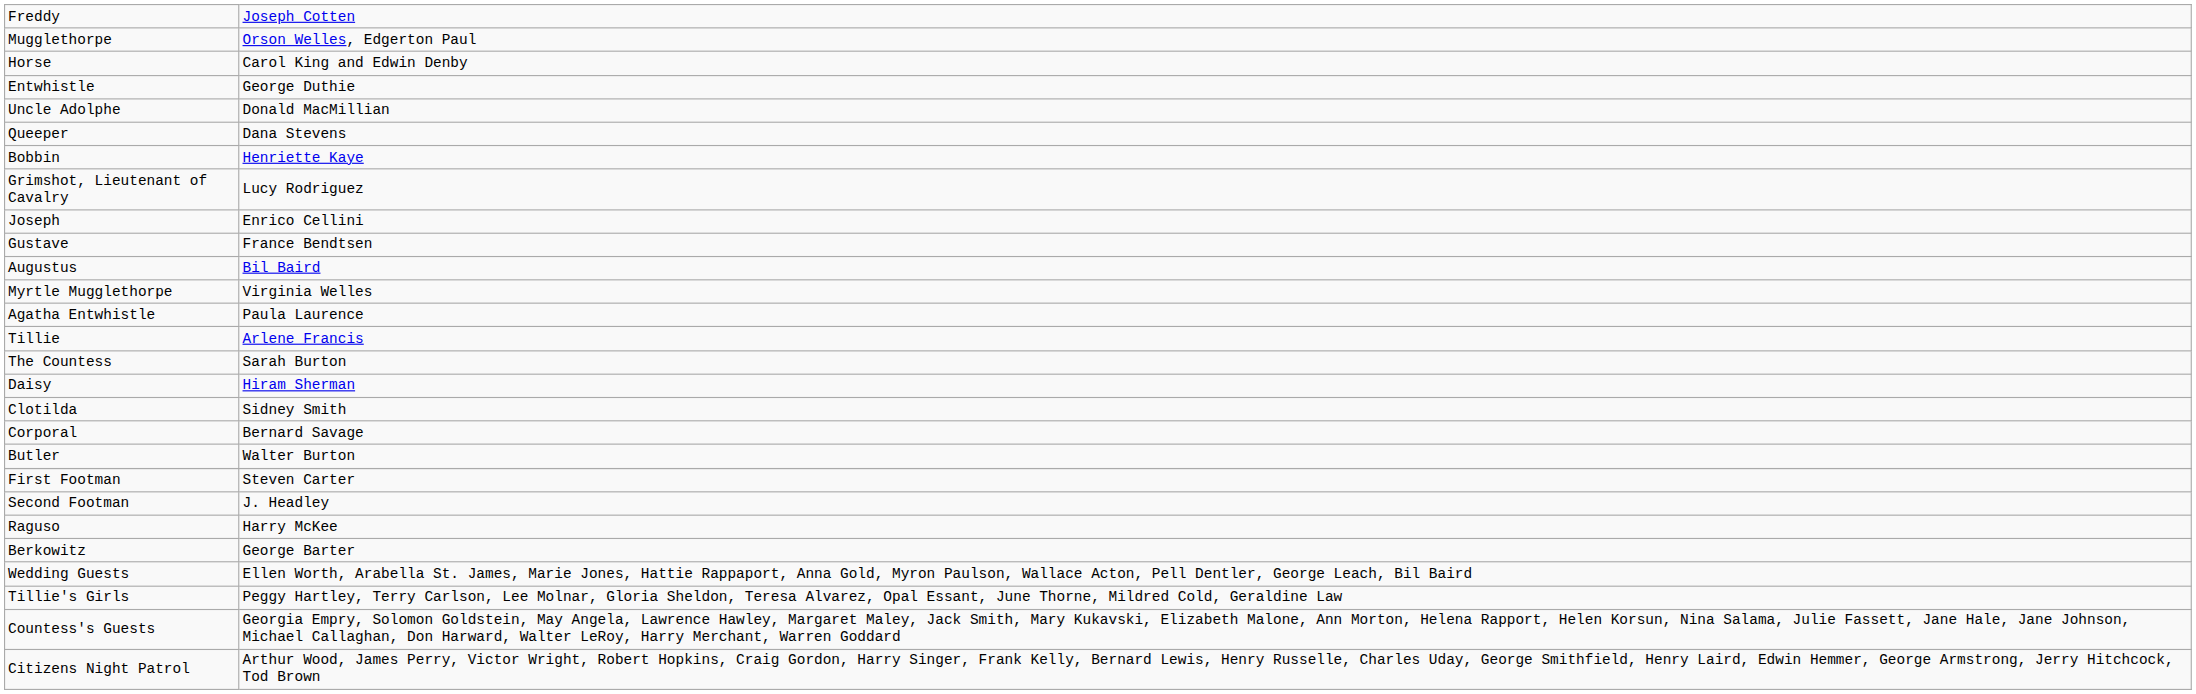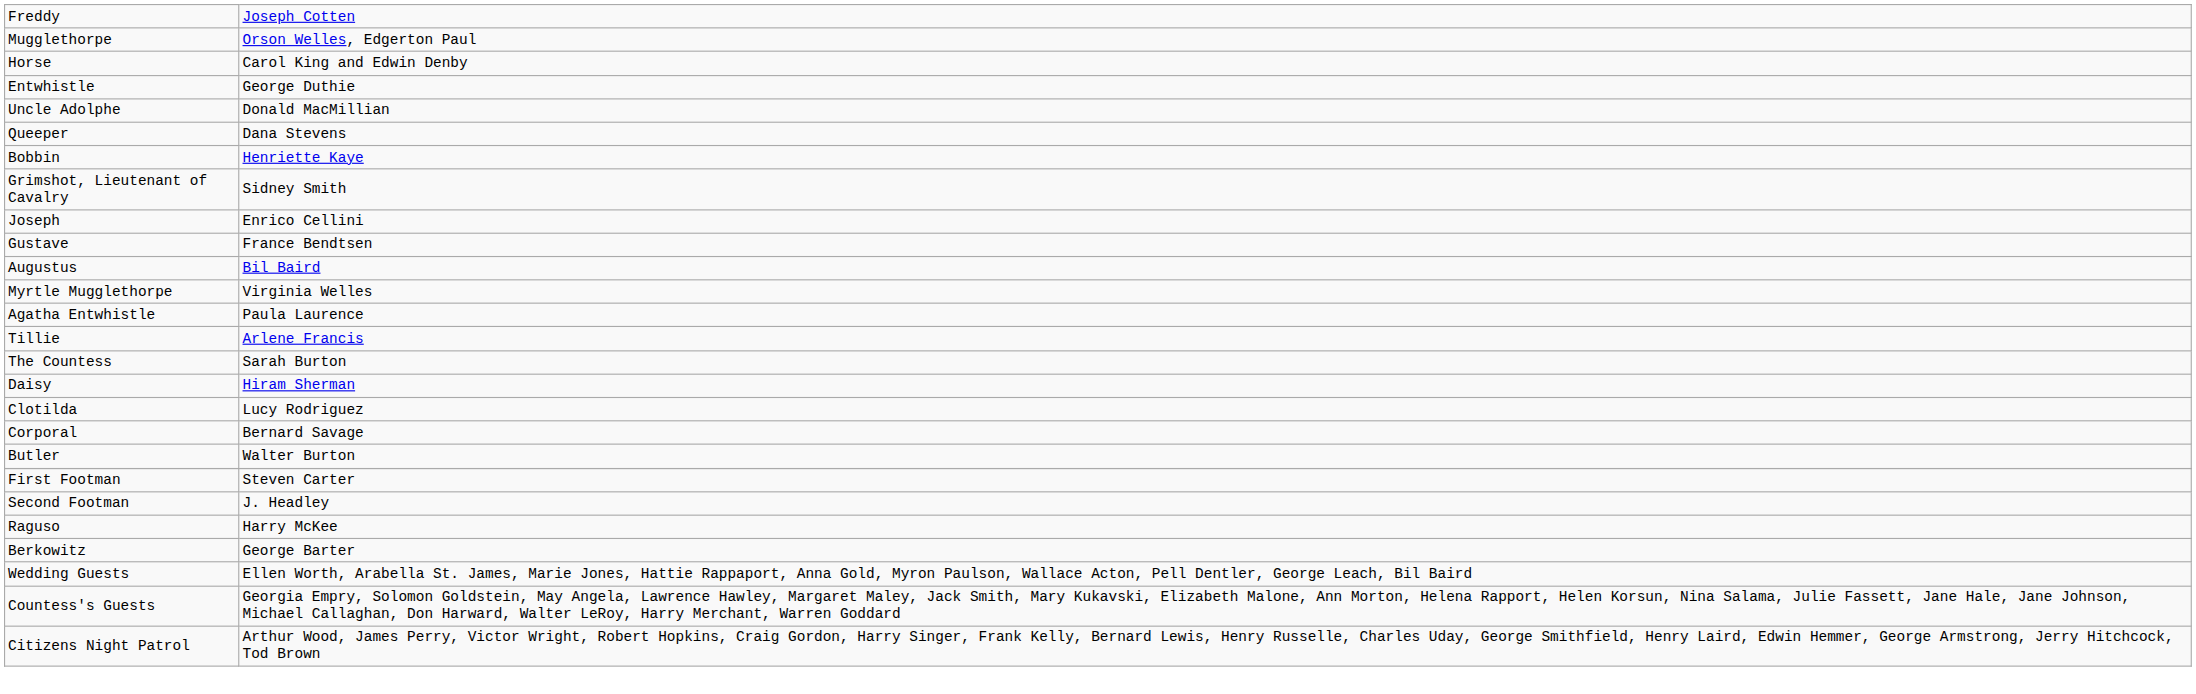(303, 189) Lucy Rodriguez -> (294, 189) Sidney Smith
(294, 409) Sidney Smith -> (303, 409) Lucy Rodriguez
- row: (69, 597)
